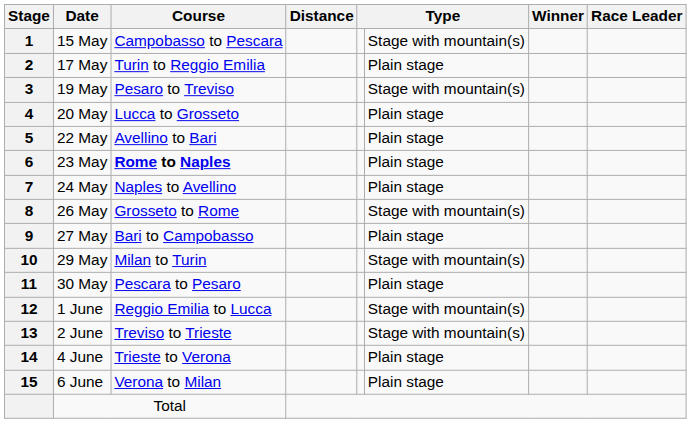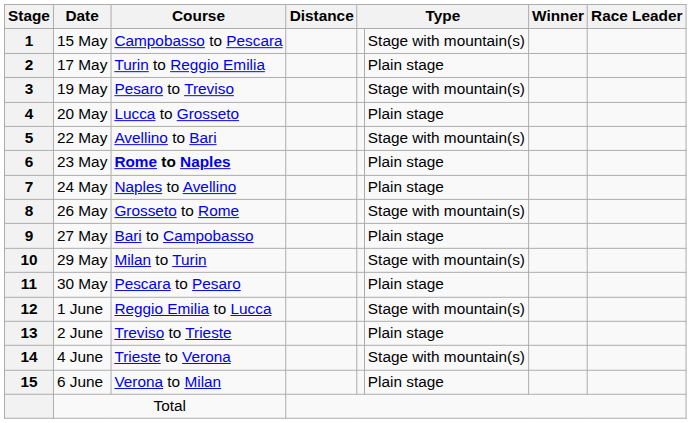(406, 138) Plain stage -> (446, 138) Stage with mountain(s)
(446, 333) Stage with mountain(s) -> (406, 333) Plain stage
(406, 357) Plain stage -> (446, 357) Stage with mountain(s)
